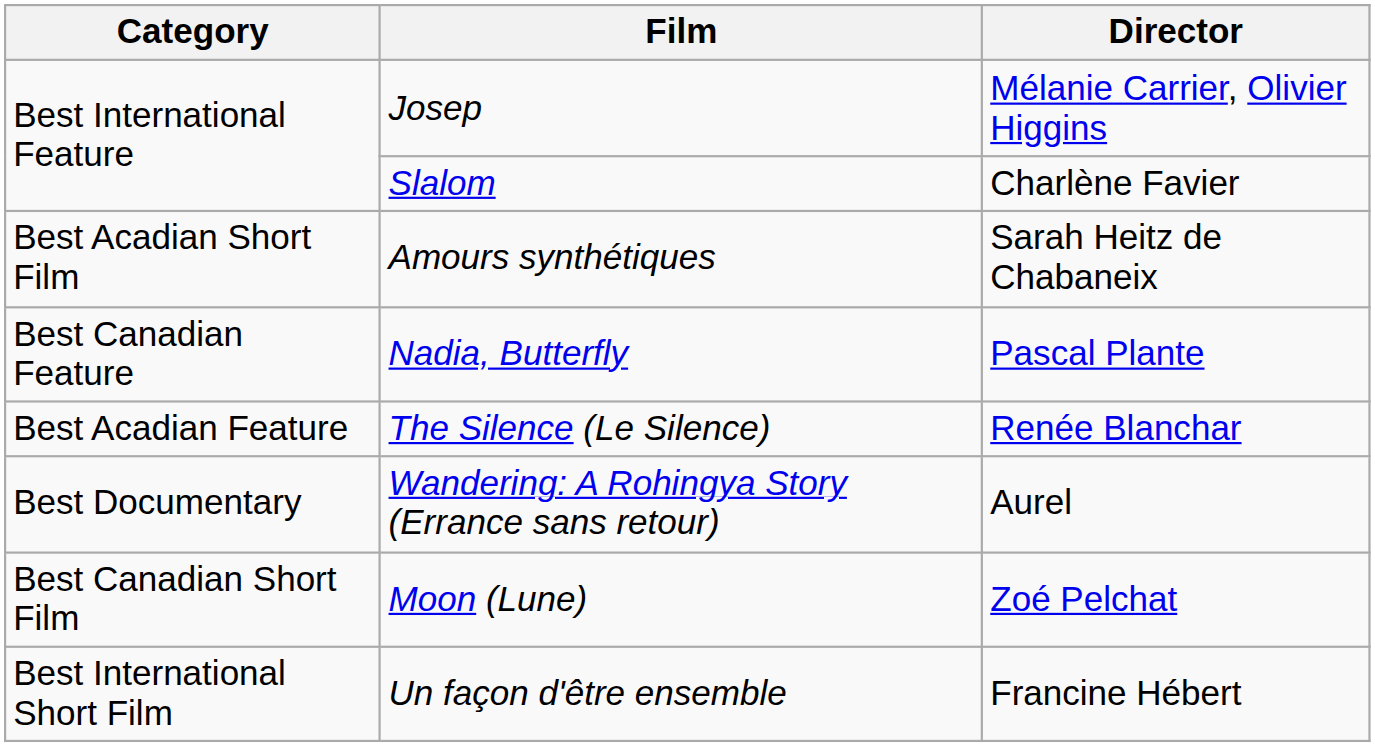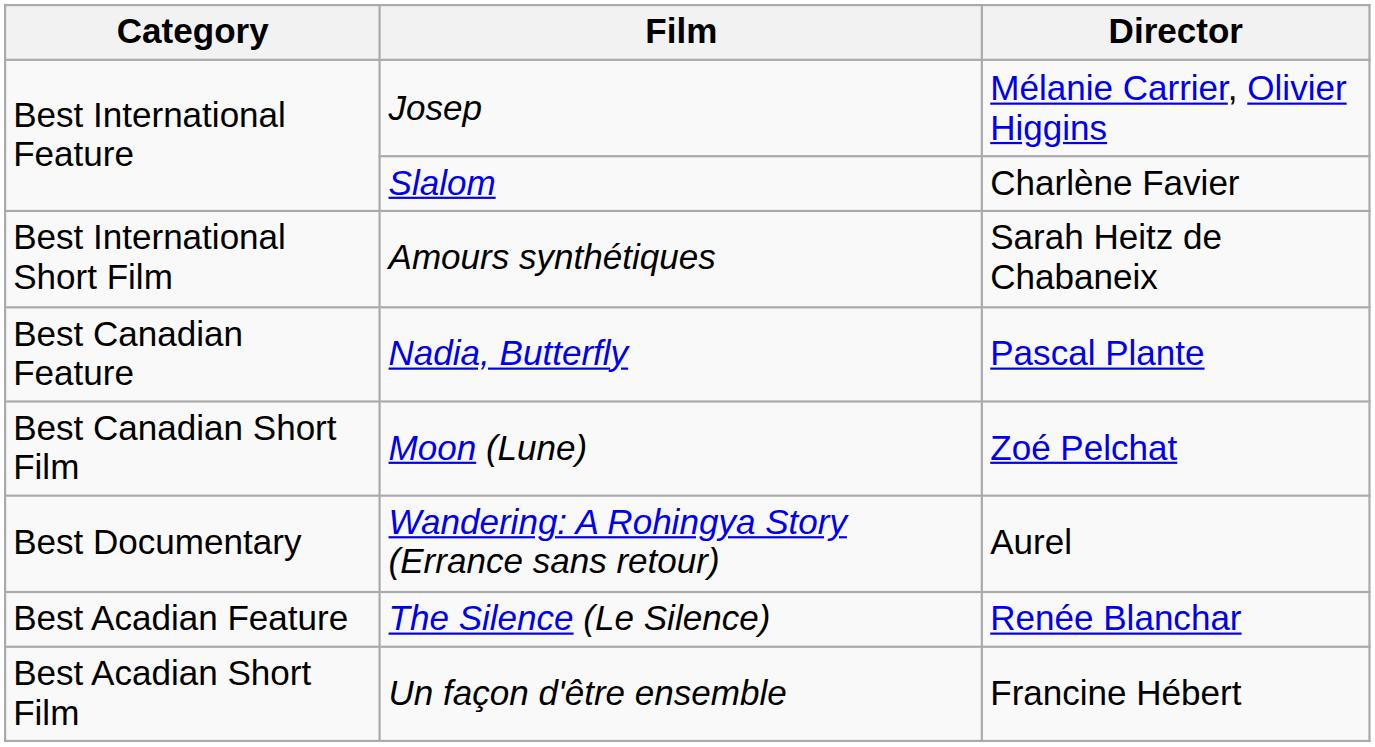(162, 258) Best Acadian Short Film -> (150, 258) Best International Short Film
rows swapped: (488, 598) <-> (579, 428)
(150, 693) Best International Short Film -> (162, 693) Best Acadian Short Film
